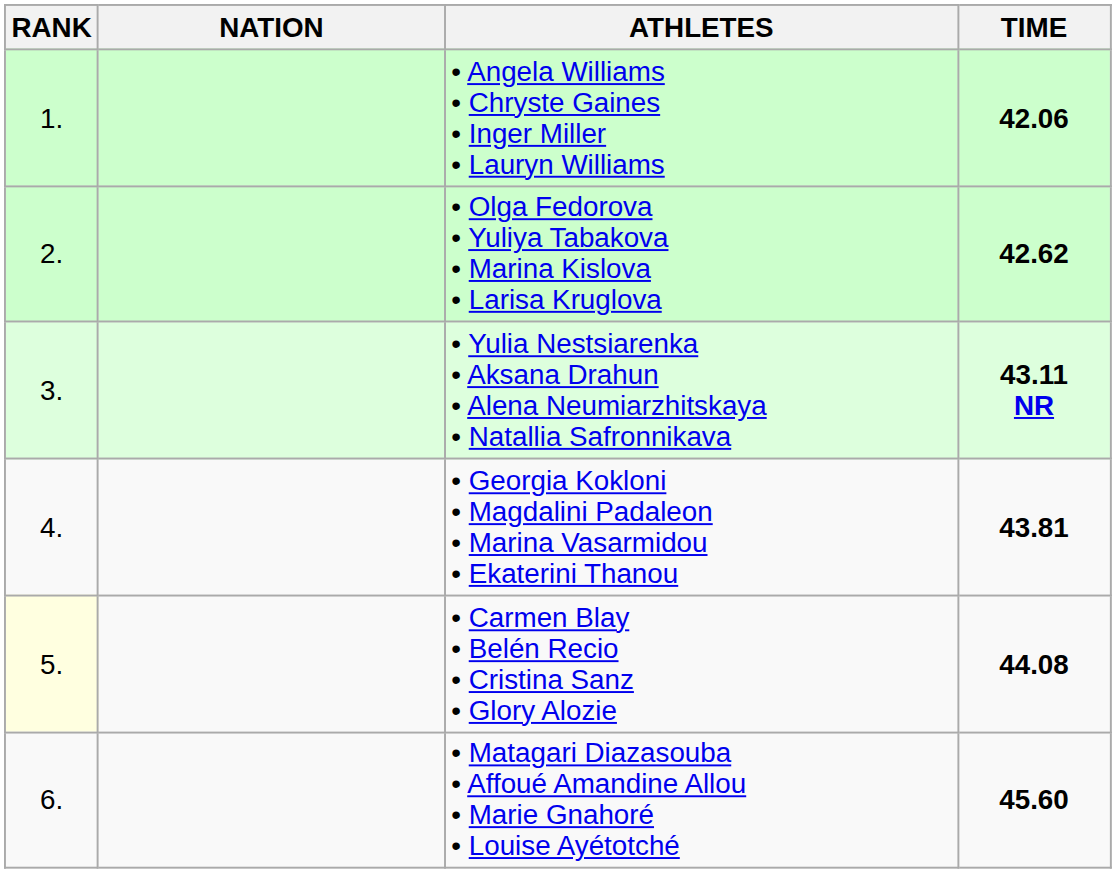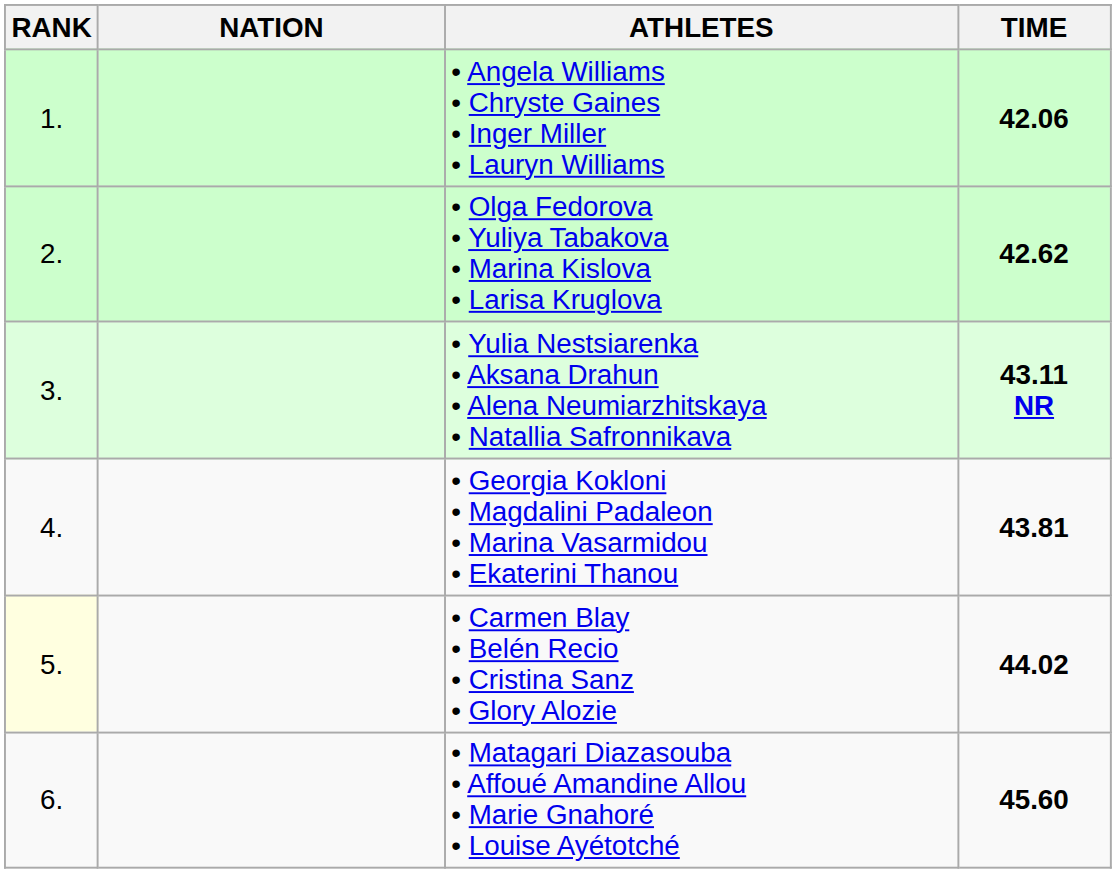(1034, 664) 44.08 -> (1034, 664) 44.02
